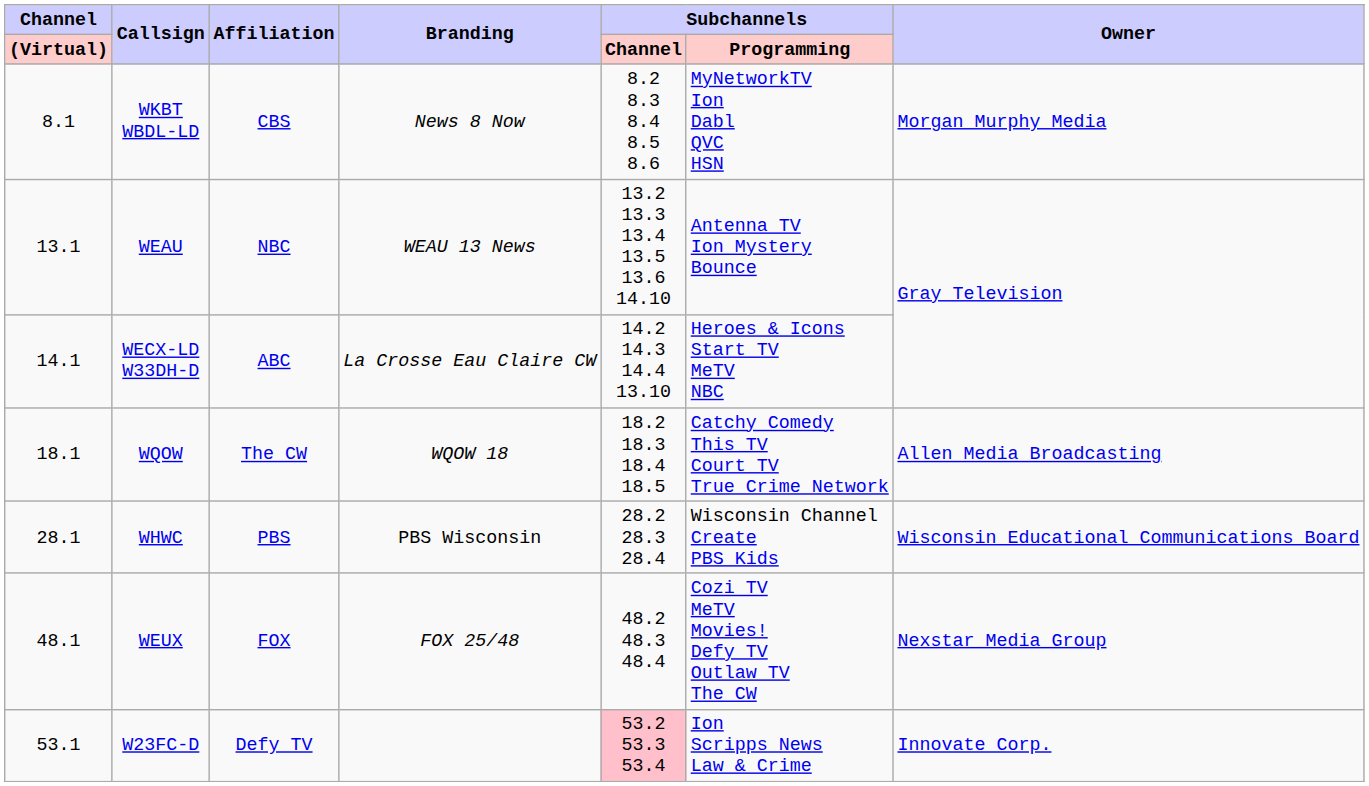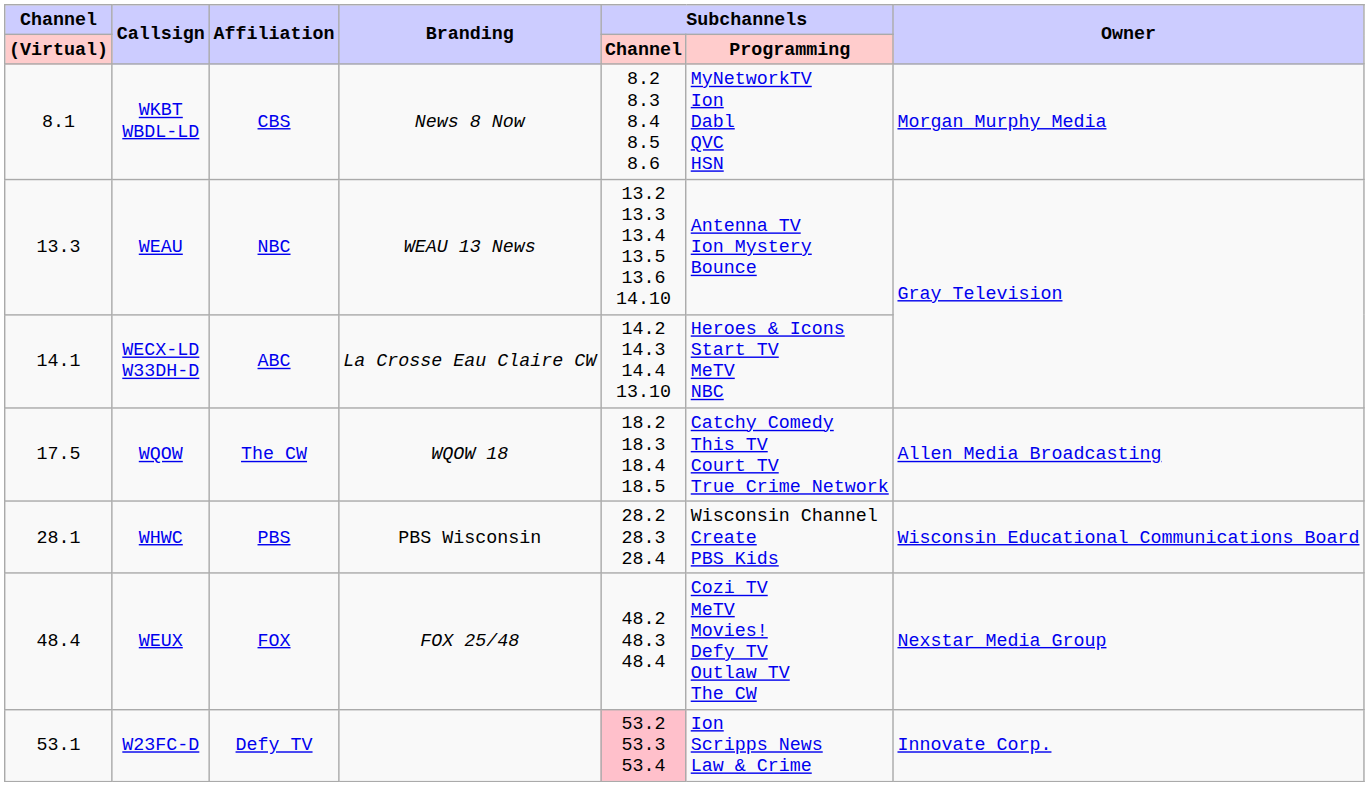(59, 247) 13.1 -> (59, 247) 13.3
(59, 455) 18.1 -> (59, 455) 17.5
(59, 641) 48.1 -> (59, 641) 48.4
